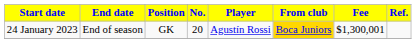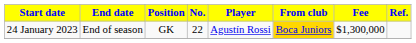(197, 30) 20 -> (197, 30) 22
(360, 30) $1,300,001 -> (360, 30) $1,300,000
